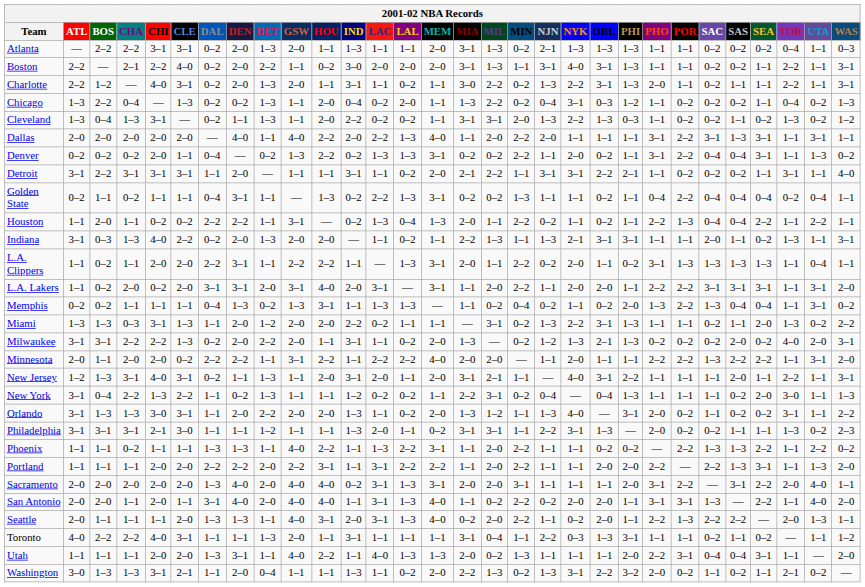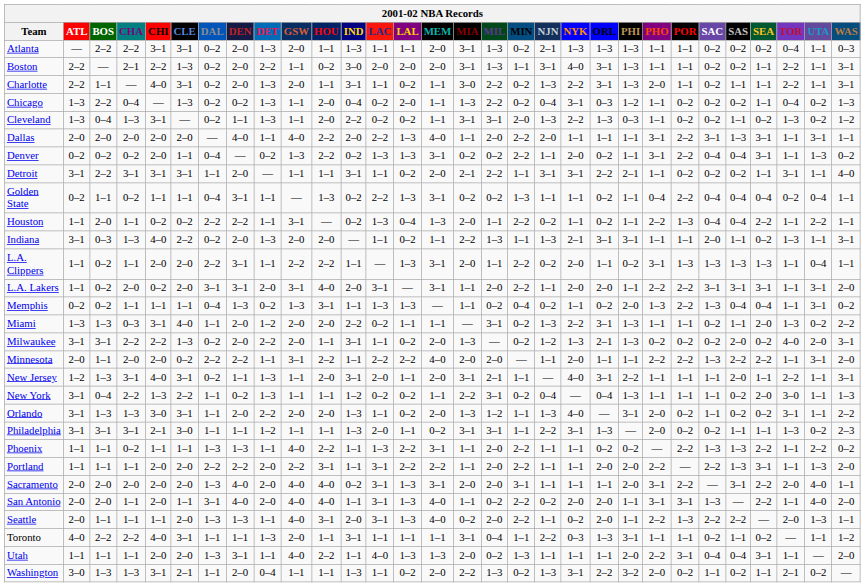(185, 67) 4–0 -> (185, 67) 1–3
(103, 85) 1–2 -> (103, 85) 1–1
(185, 324) 1–3 -> (185, 324) 4–0
